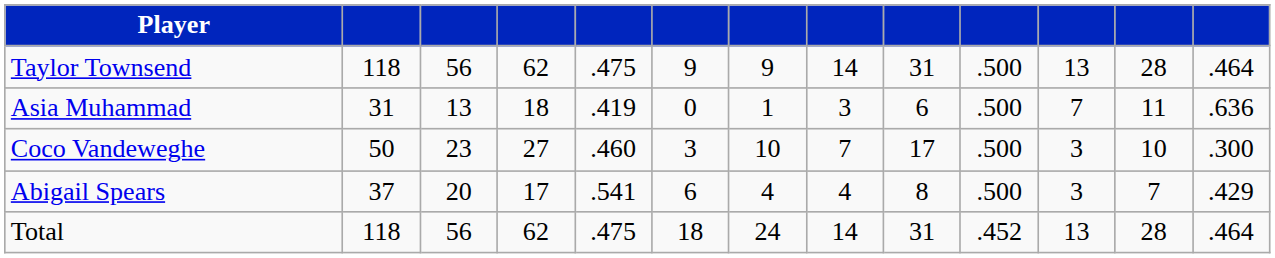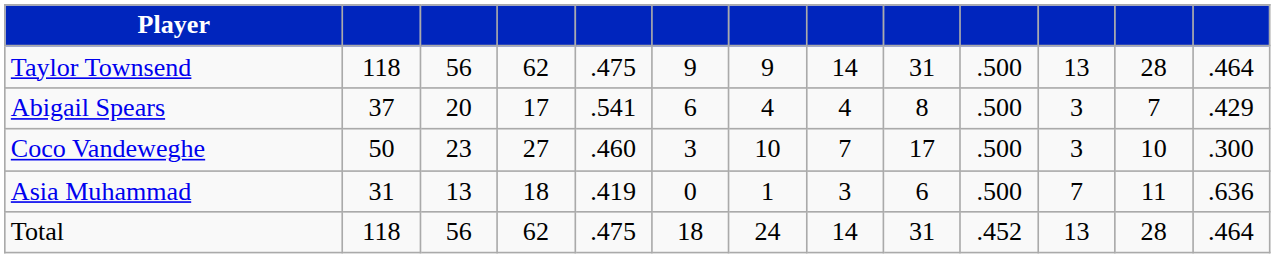rows swapped: (88, 190) <-> (101, 107)
